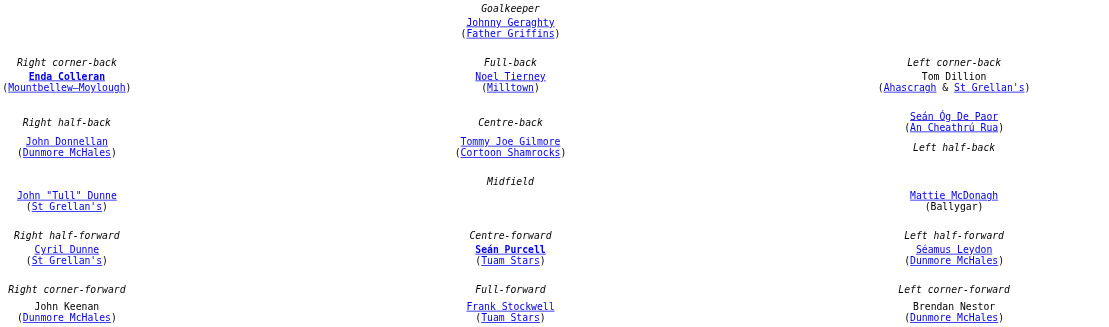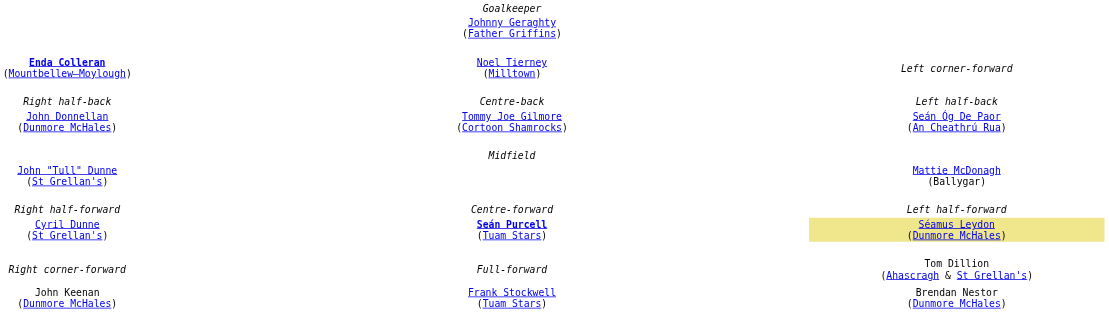- row: (67, 62)
(954, 82) Tom Dillion (Ahascragh & St Grellan's) -> (957, 68) Left corner-forward
(954, 122) Seán Óg De Paor (An Cheathrú Rua) -> (957, 102) Left half-back
(954, 147) Left half-back -> (957, 122) Seán Óg De Paor (An Cheathrú Rua)
(954, 255) no background -> (957, 230) khaki background
(954, 289) Left corner-forward -> (957, 270) Tom Dillion (Ahascragh & St Grellan's)
